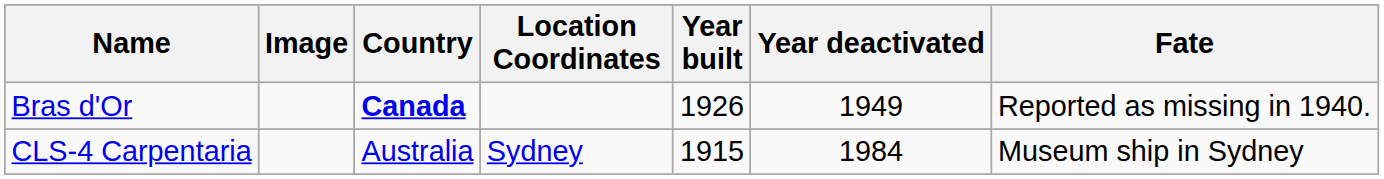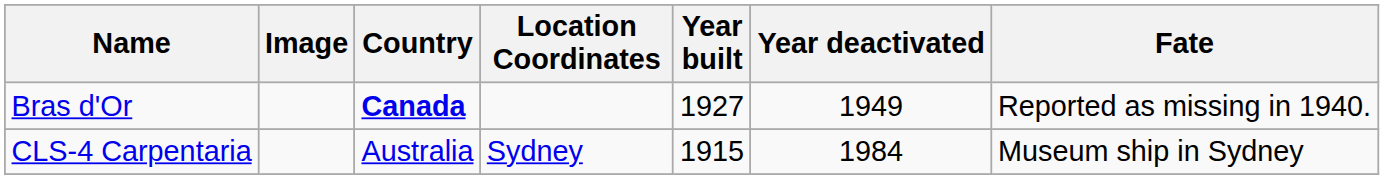(712, 105) 1926 -> (712, 105) 1927
